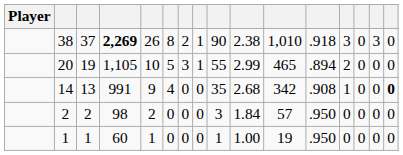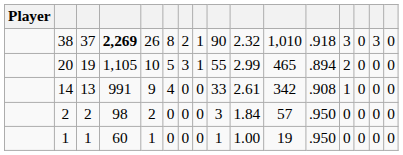(247, 41) 2.38 -> (247, 41) 2.32
(219, 89) 35 -> (219, 89) 33
(247, 89) 2.68 -> (247, 89) 2.61
(391, 89) bold -> (391, 89) normal
